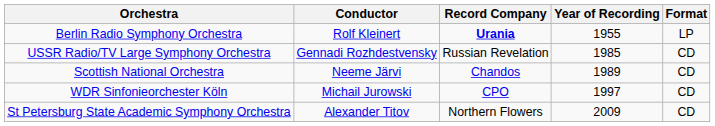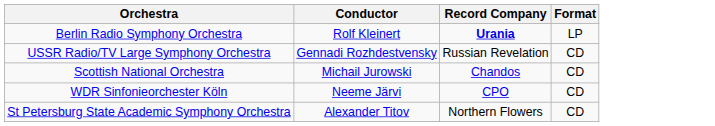- column: (607, 14)
(367, 72) Neeme Järvi -> (367, 72) Michail Jurowski
(367, 92) Michail Jurowski -> (367, 92) Neeme Järvi
